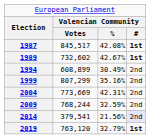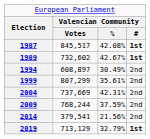(75, 69) 608,899 -> (75, 69) 608,897
(112, 81) 35.16% -> (112, 81) 35.61%
(75, 92) 773,669 -> (75, 92) 737,669
(112, 104) 32.59% -> (112, 104) 37.59%
(136, 116) lavender background -> (136, 116) no background
(75, 128) 763,120 -> (75, 128) 713,129
